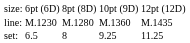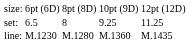rows swapped: (11, 36) <-> (13, 22)
